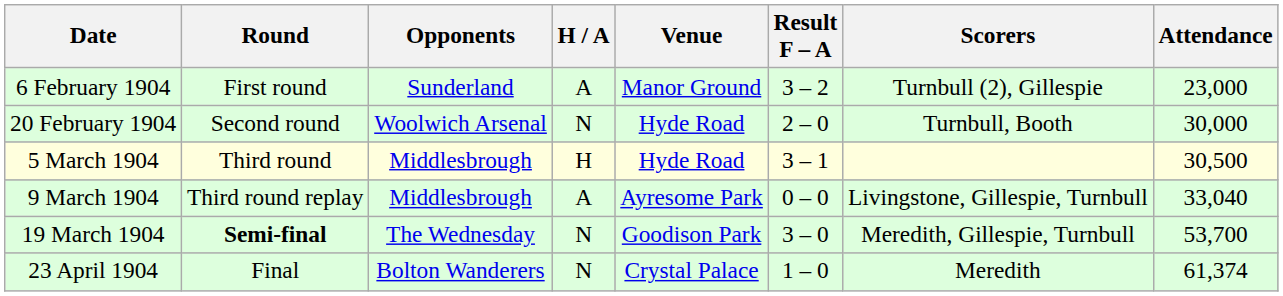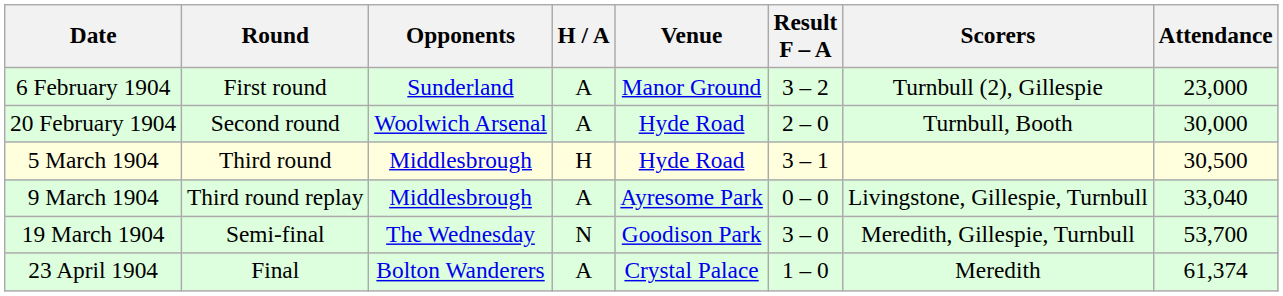(584, 123) N -> (584, 123) A
(275, 234) bold -> (275, 234) normal
(584, 271) N -> (584, 271) A
